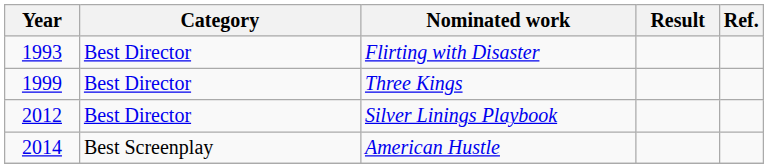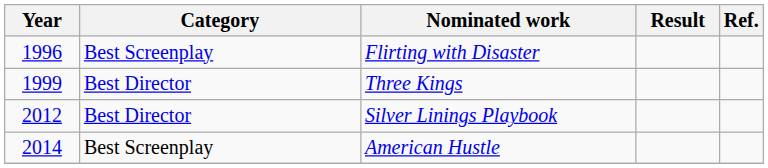(42, 52) 1993 -> (42, 52) 1996
(137, 52) Best Director -> (149, 52) Best Screenplay
